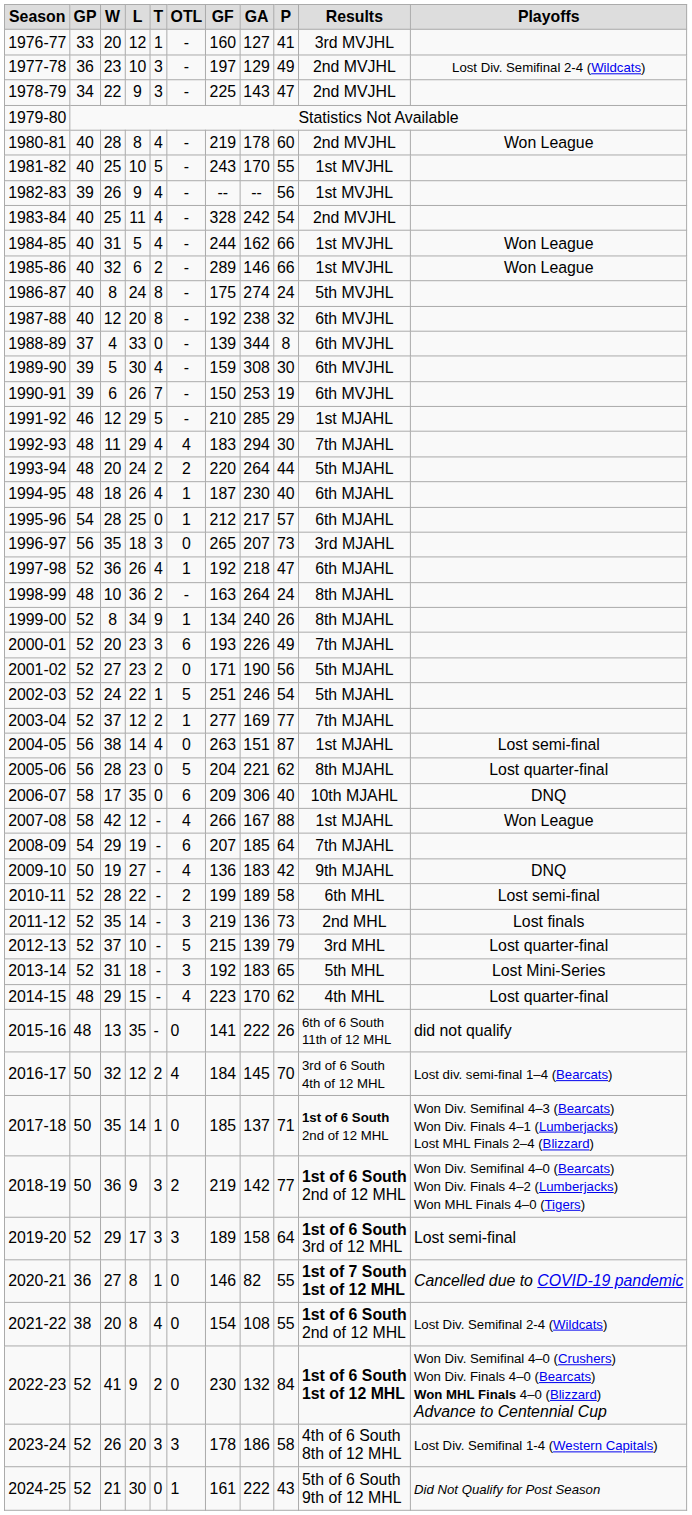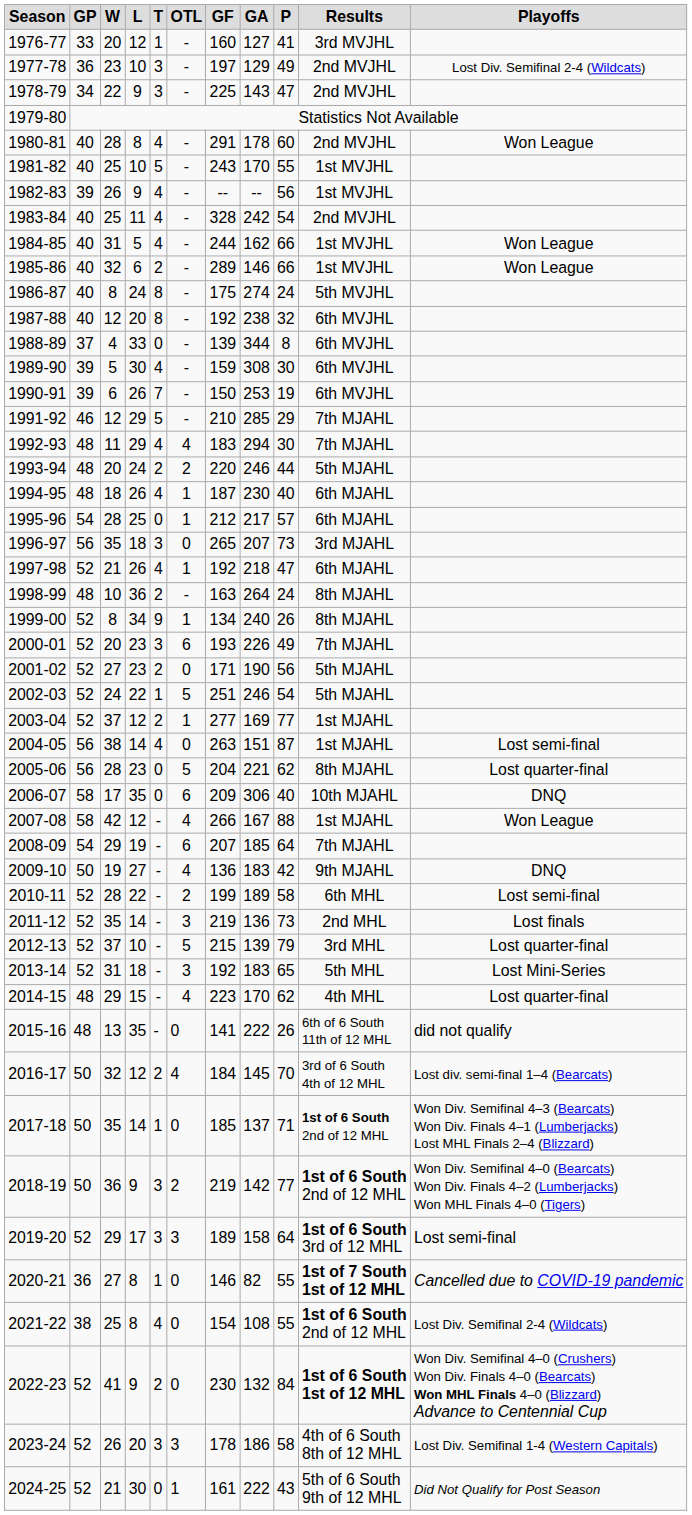(223, 142) 219 -> (223, 142) 291
(354, 419) 1st MJAHL -> (354, 419) 7th MJAHL
(257, 469) 264 -> (257, 469) 246
(113, 569) 36 -> (113, 569) 21
(354, 720) 7th MJAHL -> (354, 720) 1st MJAHL
(113, 1324) 20 -> (113, 1324) 25
